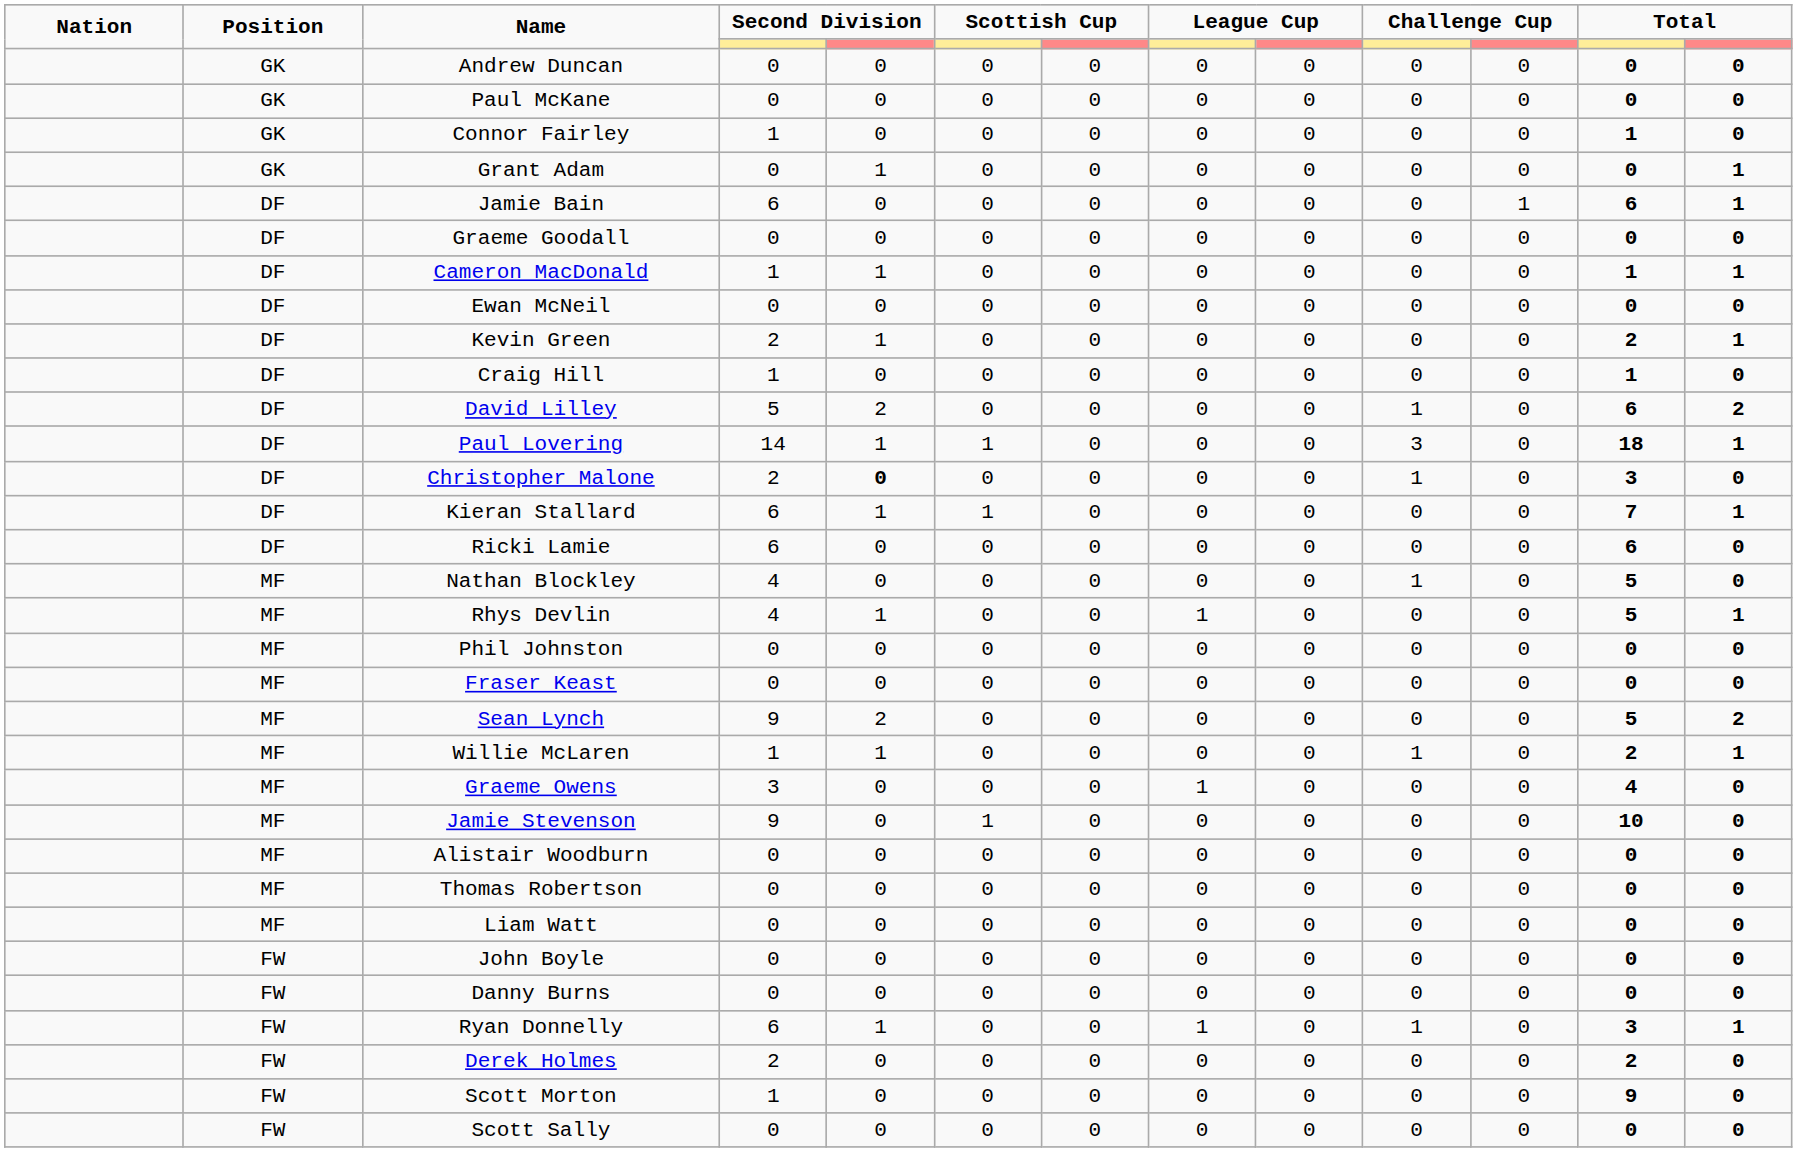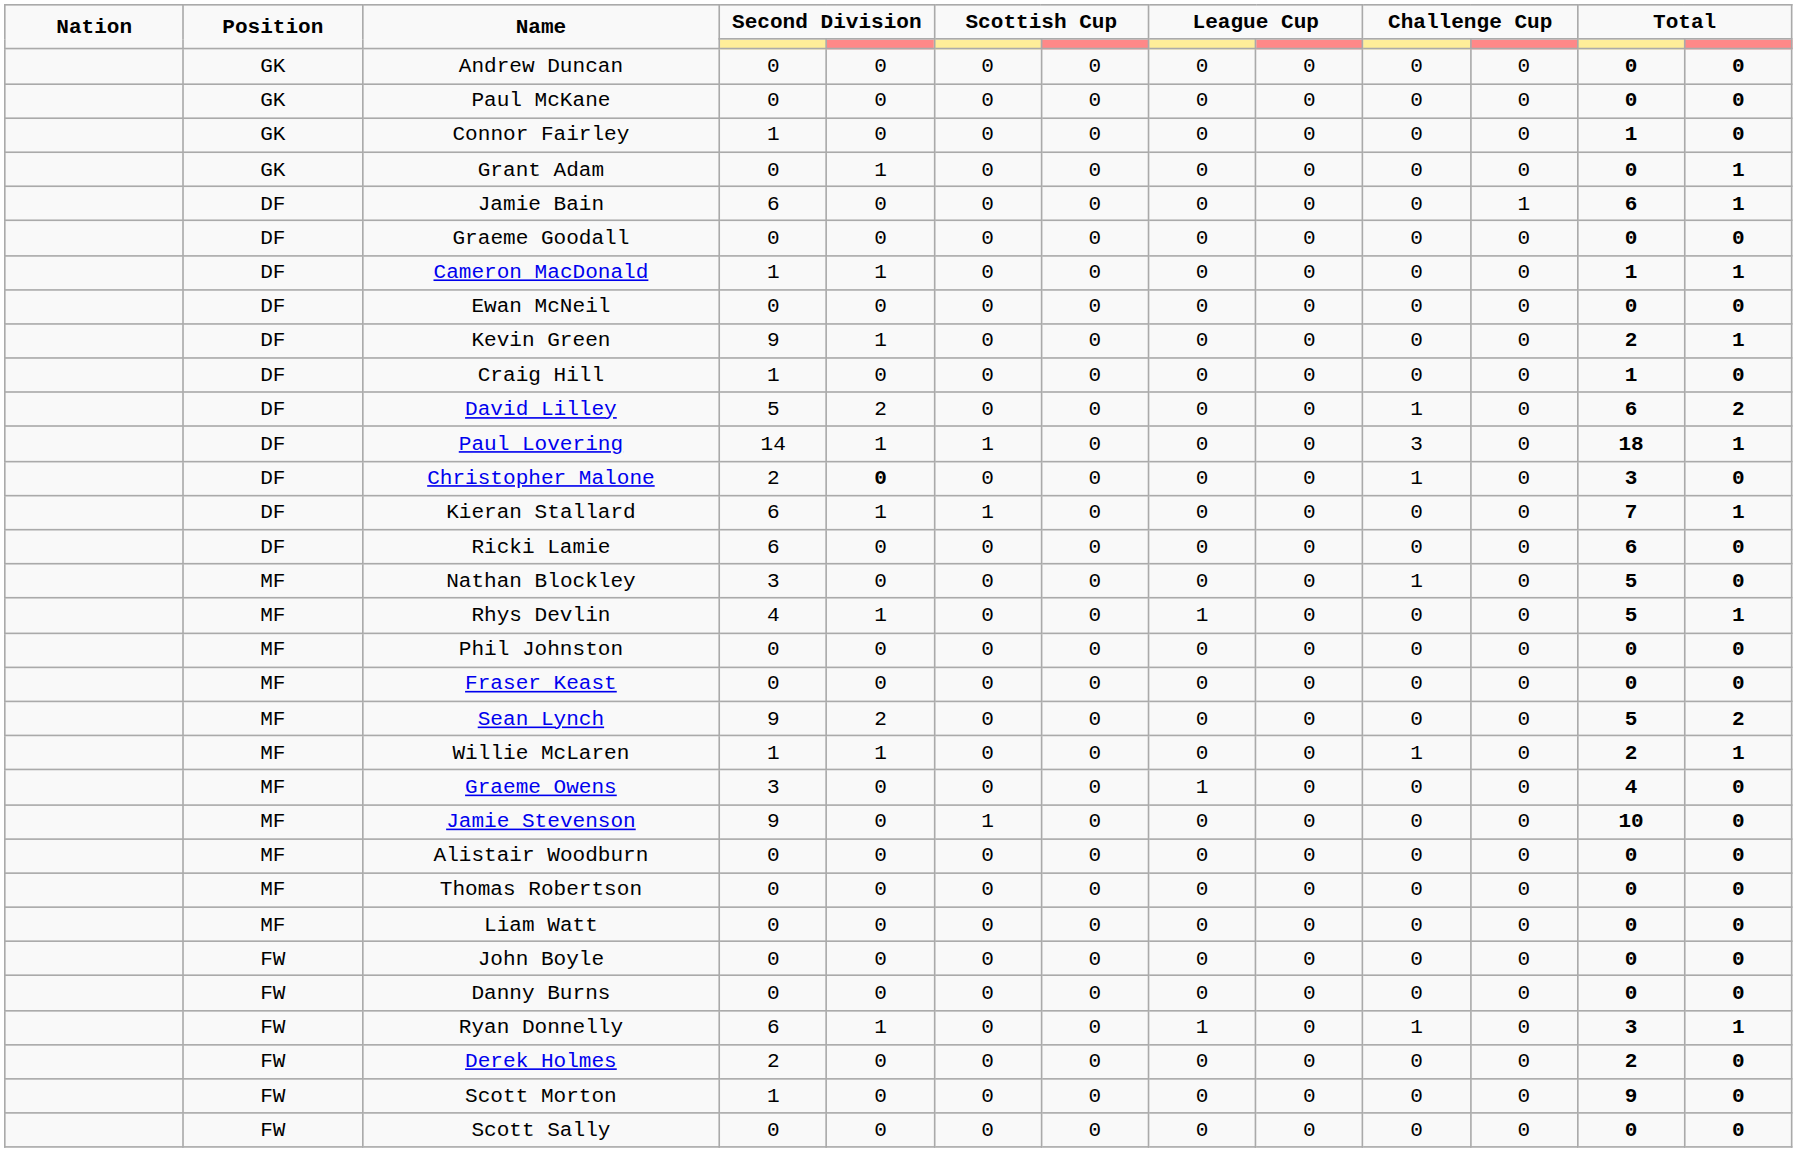(773, 341) 2 -> (773, 341) 9
(773, 581) 4 -> (773, 581) 3
